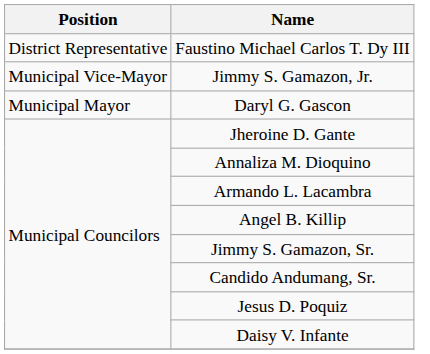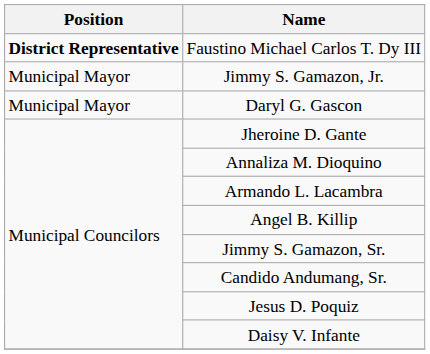(88, 47) normal -> (94, 47) bold
(88, 76) Municipal Vice-Mayor -> (69, 76) Municipal Mayor
